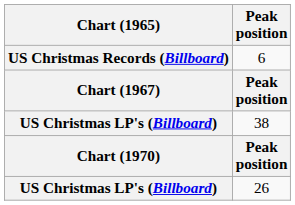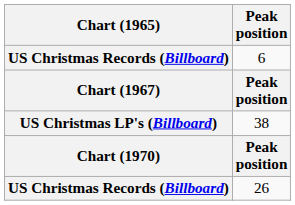(118, 188) US Christmas LP's (Billboard) -> (118, 188) US Christmas Records (Billboard)
